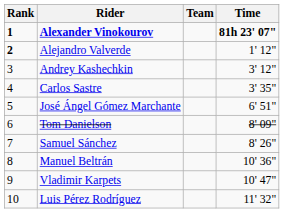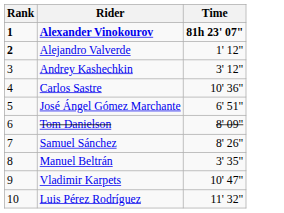- column: (200, 13)
(262, 87) 3' 35" -> (227, 87) 10' 36"
(260, 161) 10' 36" -> (230, 161) 3' 35"
